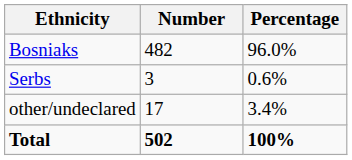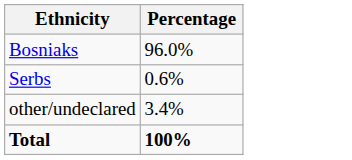- column: (192, 19)
